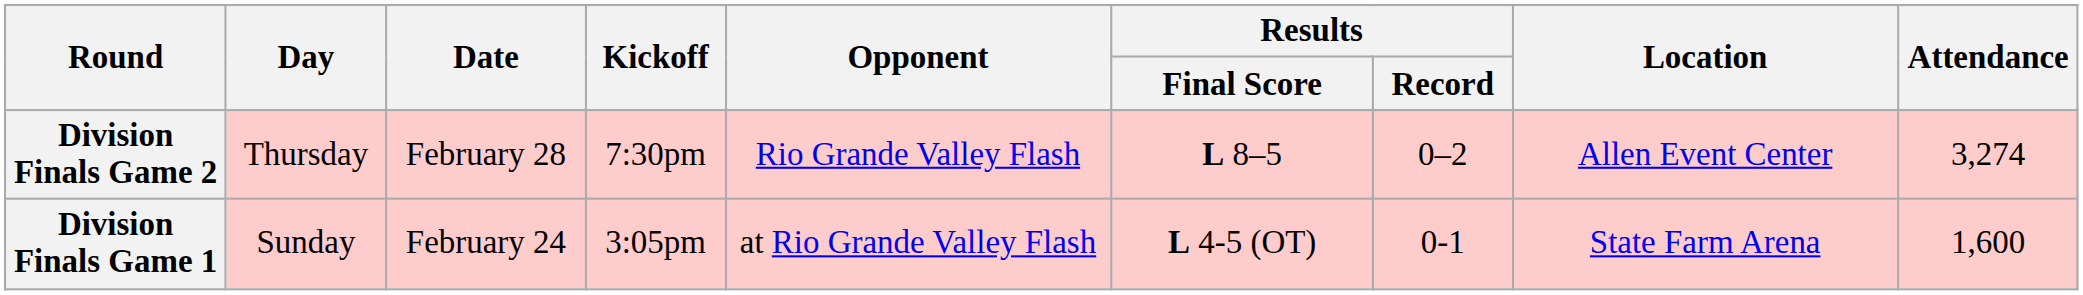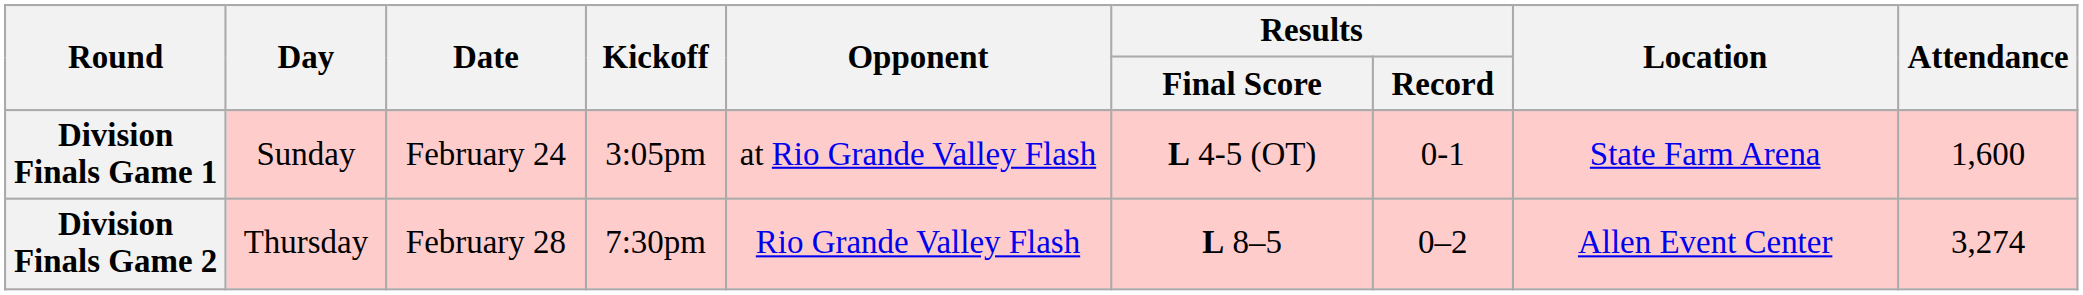rows swapped: (116, 243) <-> (116, 153)
